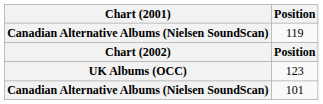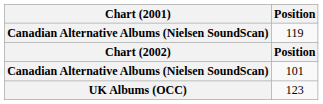rows swapped: (295, 90) <-> (295, 71)
